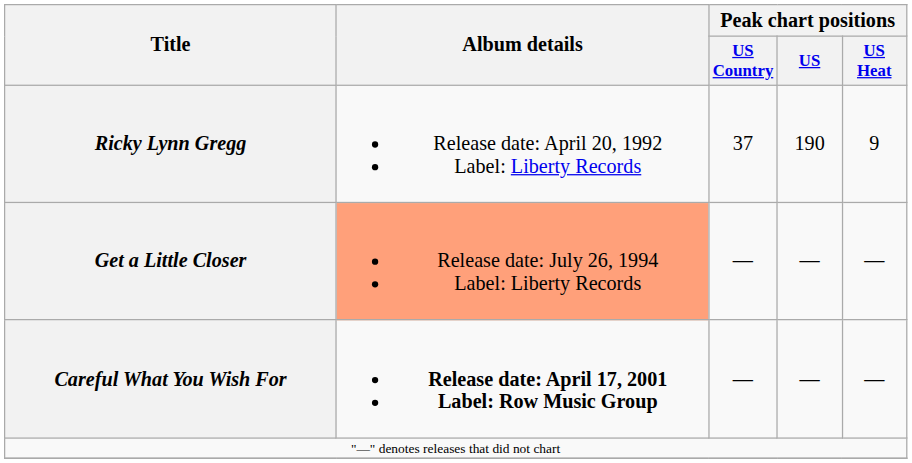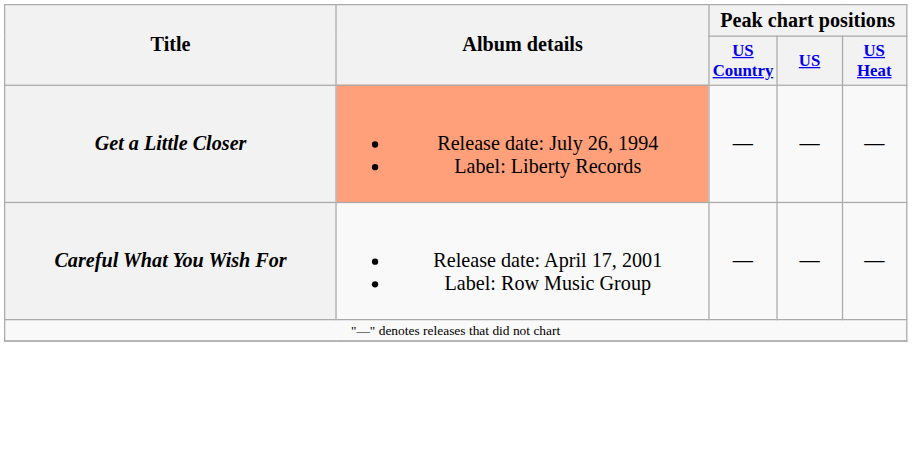- row: (171, 143)
(523, 390) bold -> (523, 273) normal
